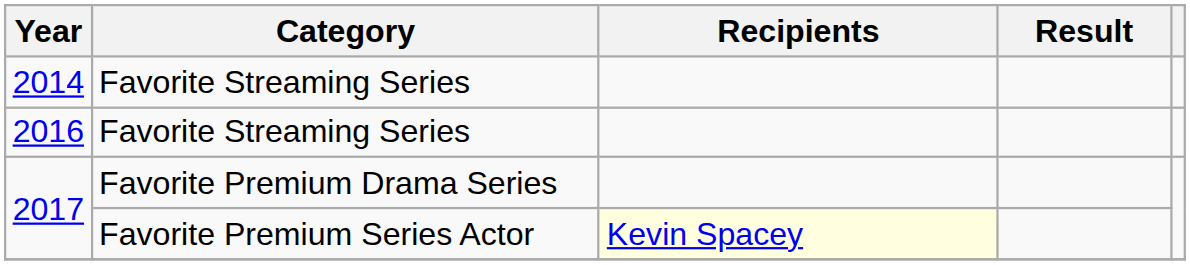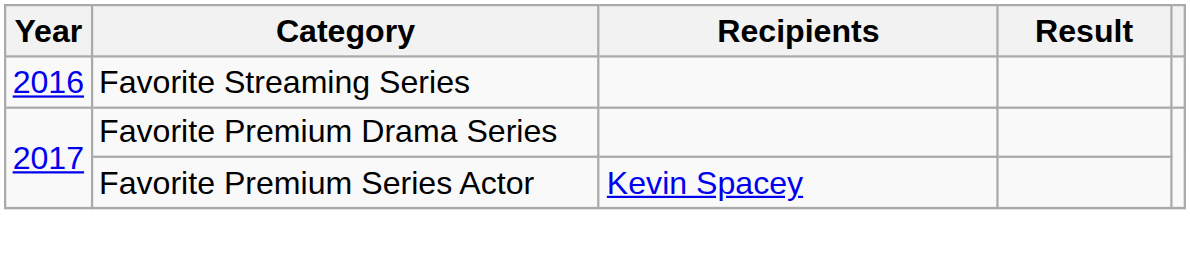- row: (48, 82)
(705, 234) lightyellow background -> (705, 183) no background
